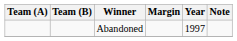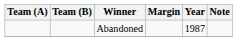(195, 28) 1997 -> (195, 28) 1987
